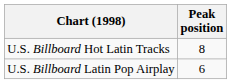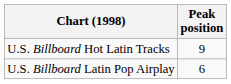(202, 48) 8 -> (202, 48) 9
